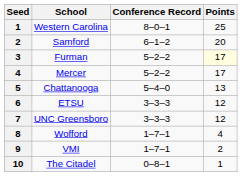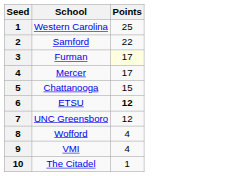- column: (157, 12)
(220, 42) 20 -> (127, 42) 22
(220, 88) 13 -> (127, 88) 15
(220, 103) normal -> (127, 103) bold
(220, 149) 2 -> (127, 149) 4
